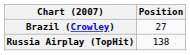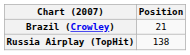(161, 27) 27 -> (161, 27) 21
